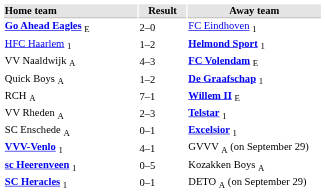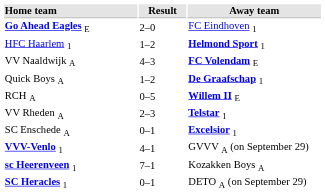(147, 96) 7–1 -> (147, 96) 0–5
(147, 165) 0–5 -> (147, 165) 7–1
